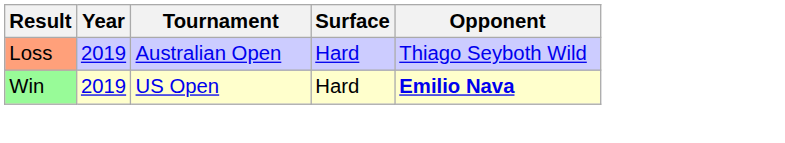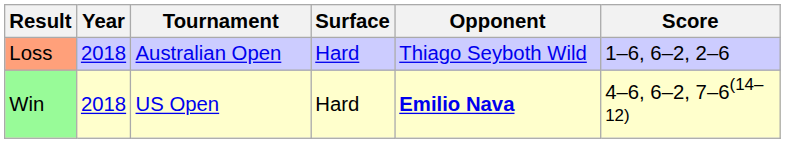+ column: (690, 20)
(104, 53) 2019 -> (104, 53) 2018
(104, 86) 2019 -> (104, 103) 2018
